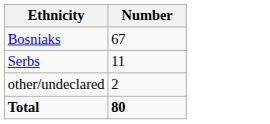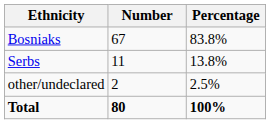+ column: (226, 15)
